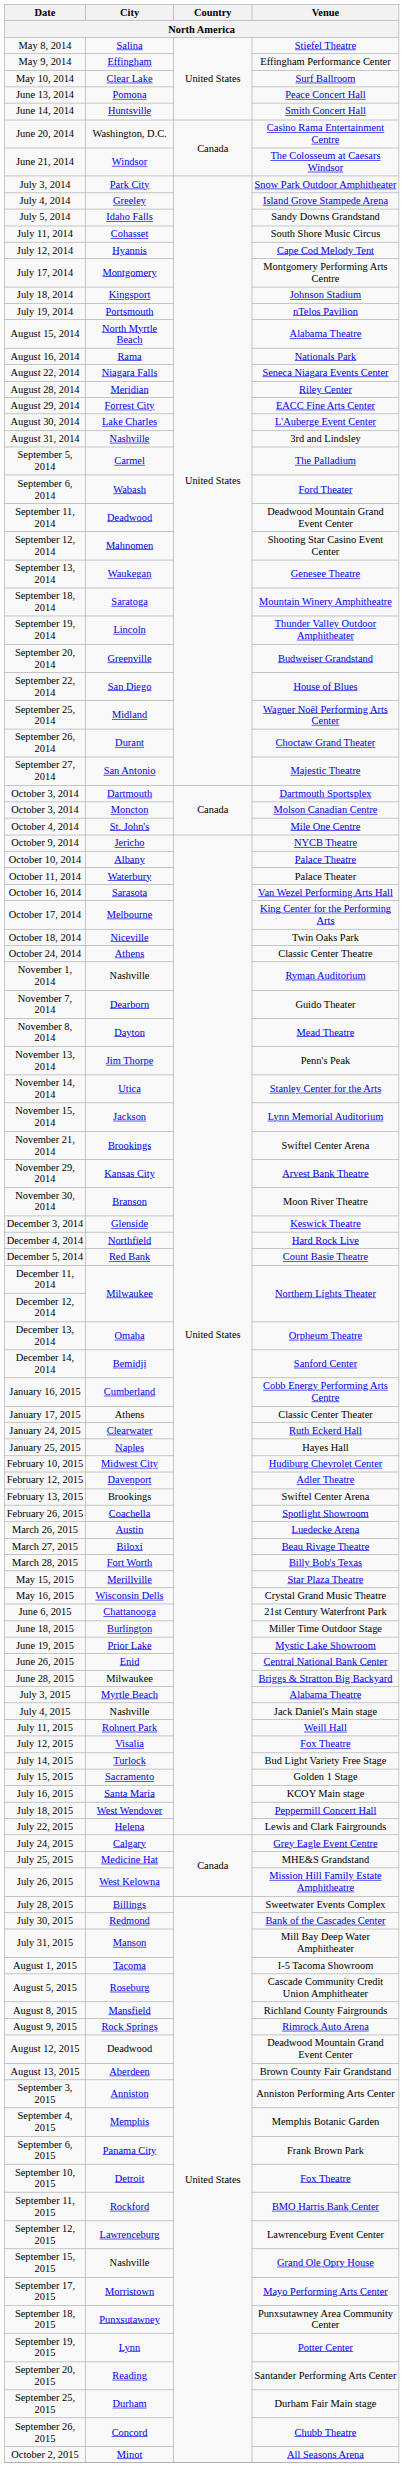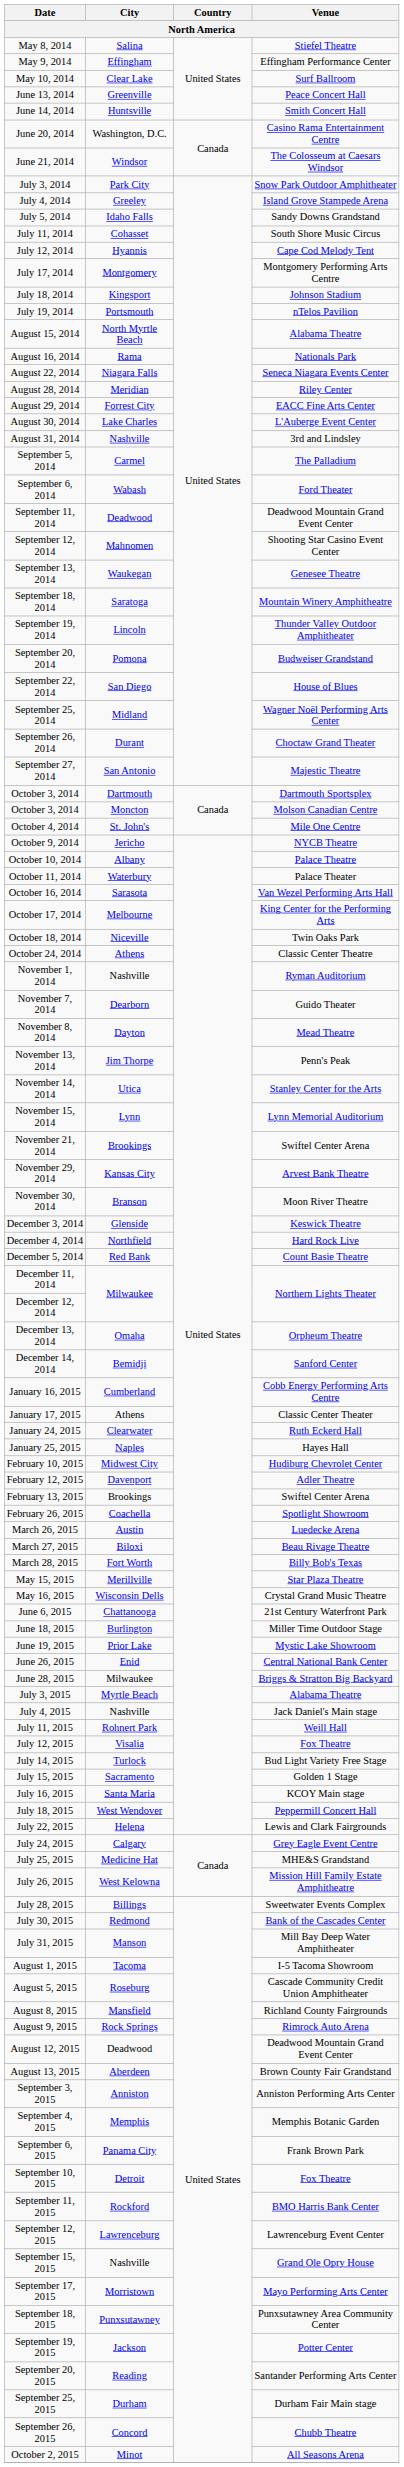(130, 95) Pomona -> (130, 95) Greenville
(130, 658) Greenville -> (130, 658) Pomona
(130, 1117) Jackson -> (130, 1117) Lynn
(130, 2347) Lynn -> (130, 2347) Jackson
